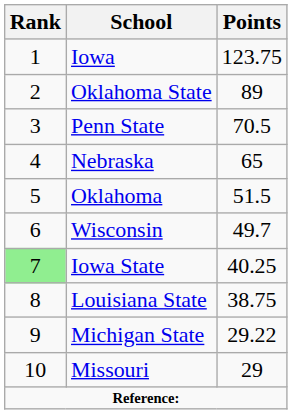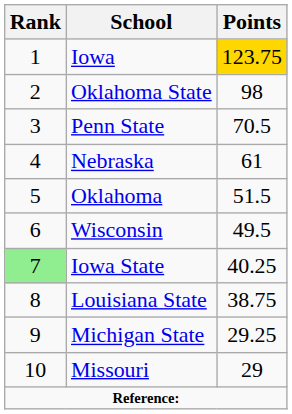(252, 56) no background -> (252, 56) gold background
(252, 91) 89 -> (252, 91) 98
(252, 160) 65 -> (252, 160) 61
(252, 230) 49.7 -> (252, 230) 49.5
(252, 334) 29.22 -> (252, 334) 29.25
